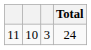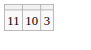- column: (70, 14)
